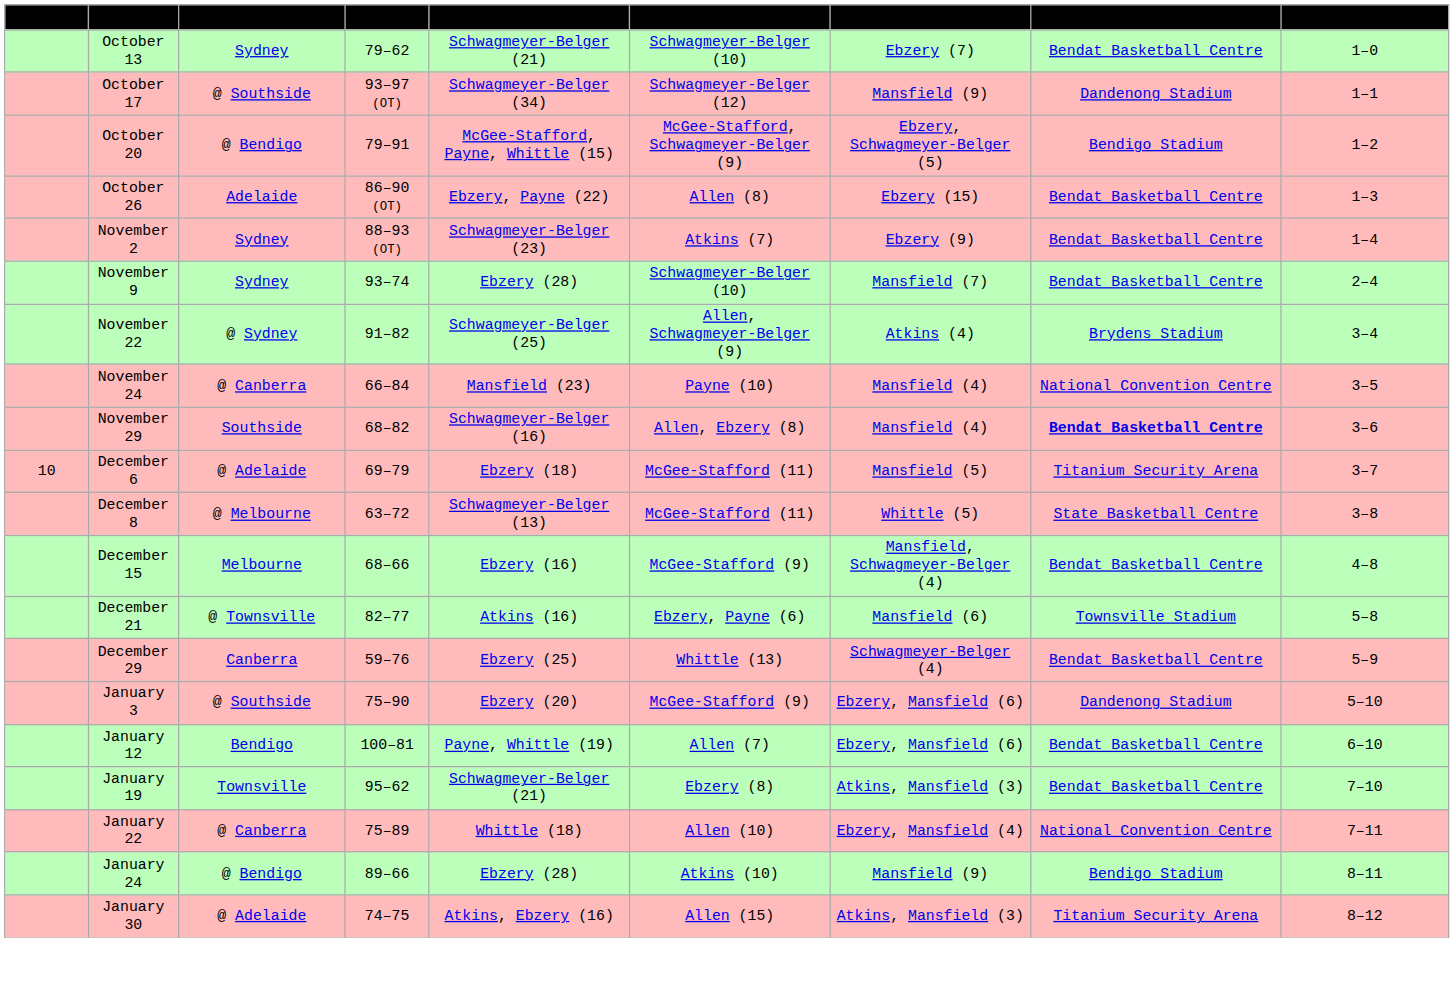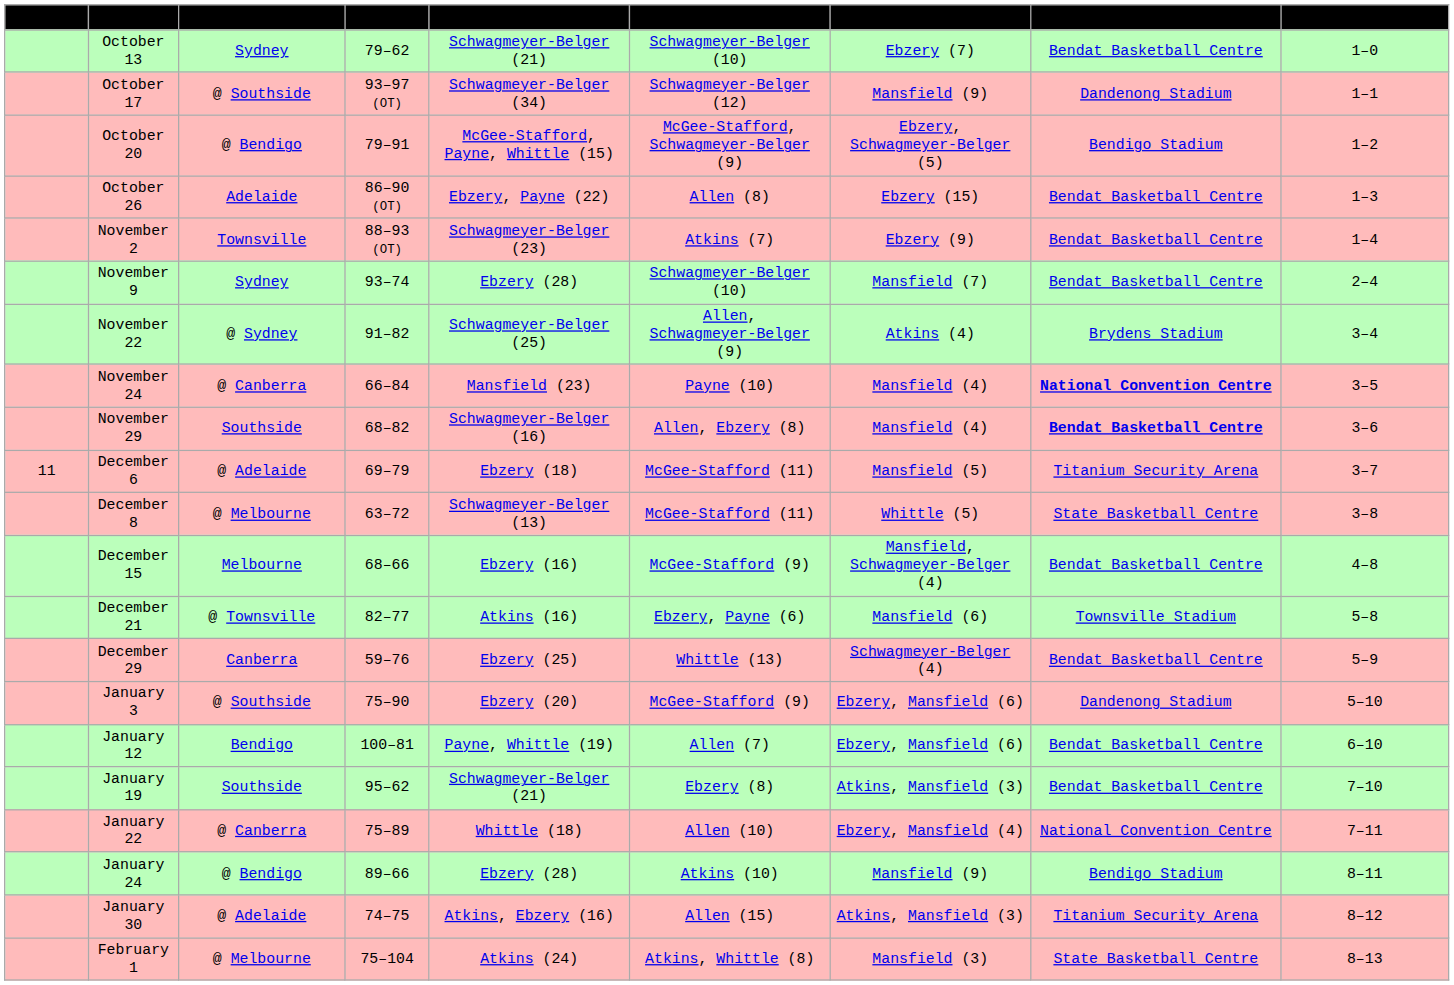(262, 239) Sydney -> (262, 239) Townsville
(1156, 385) normal -> (1156, 385) bold
(47, 471) 10 -> (47, 471) 11
(262, 788) Townsville -> (262, 788) Southside
+ row: (133, 959)
